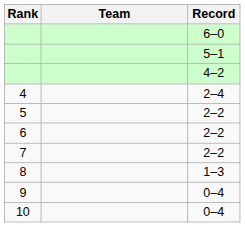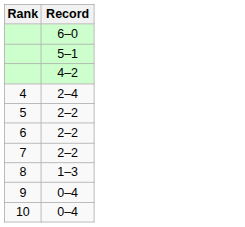- column: (114, 14)
